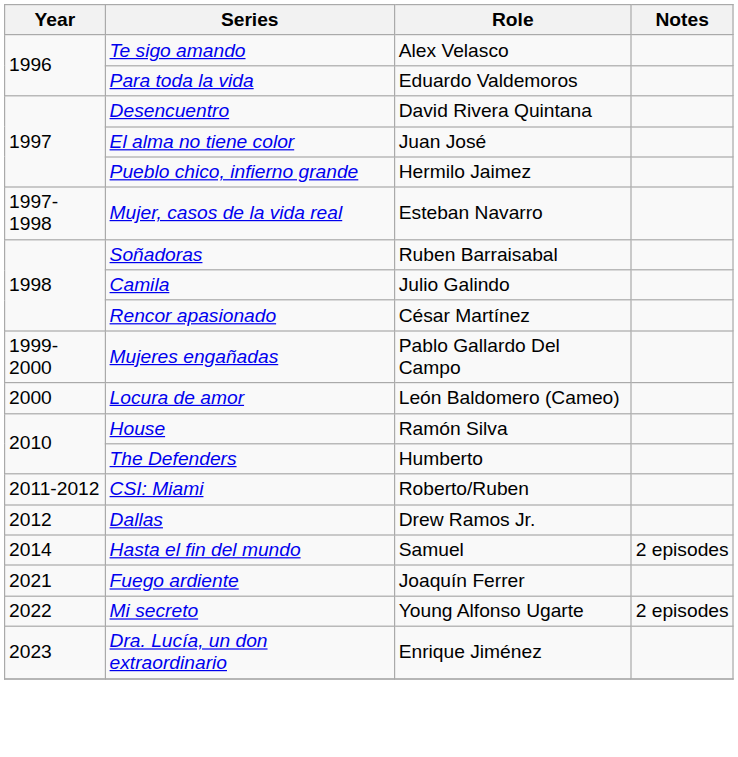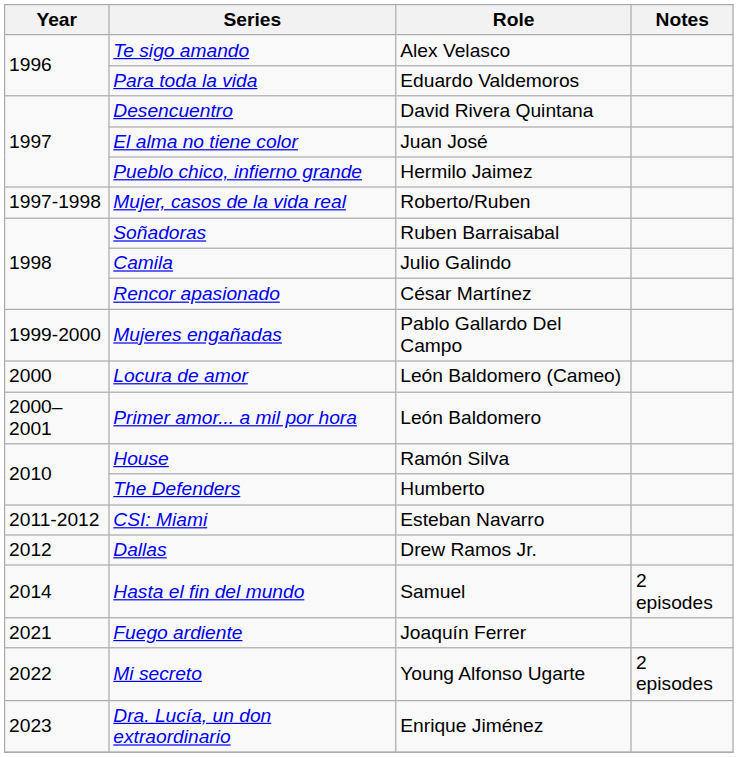(471, 213) Esteban Navarro -> (465, 202) Roberto/Ruben
+ row: (235, 417)
(464, 489) Roberto/Ruben -> (472, 519) Esteban Navarro
